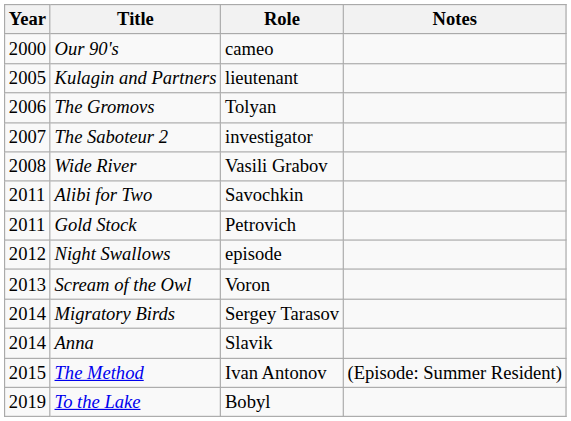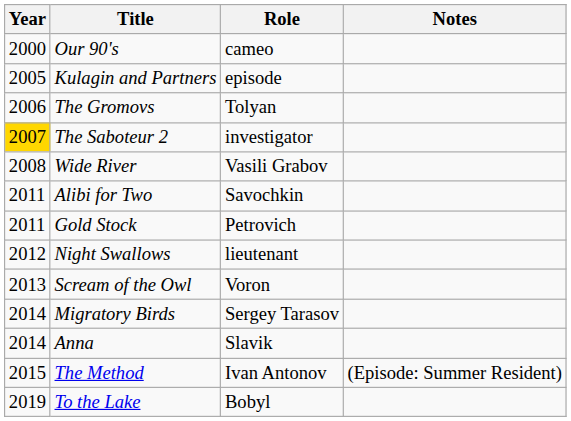(262, 78) lieutenant -> (253, 78) episode
(27, 136) no background -> (27, 136) gold background
(253, 254) episode -> (262, 254) lieutenant
